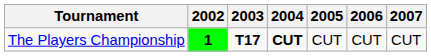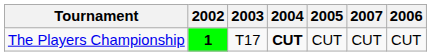columns swapped: (367, 16) <-> (406, 16)
(248, 40) bold -> (248, 40) normal
